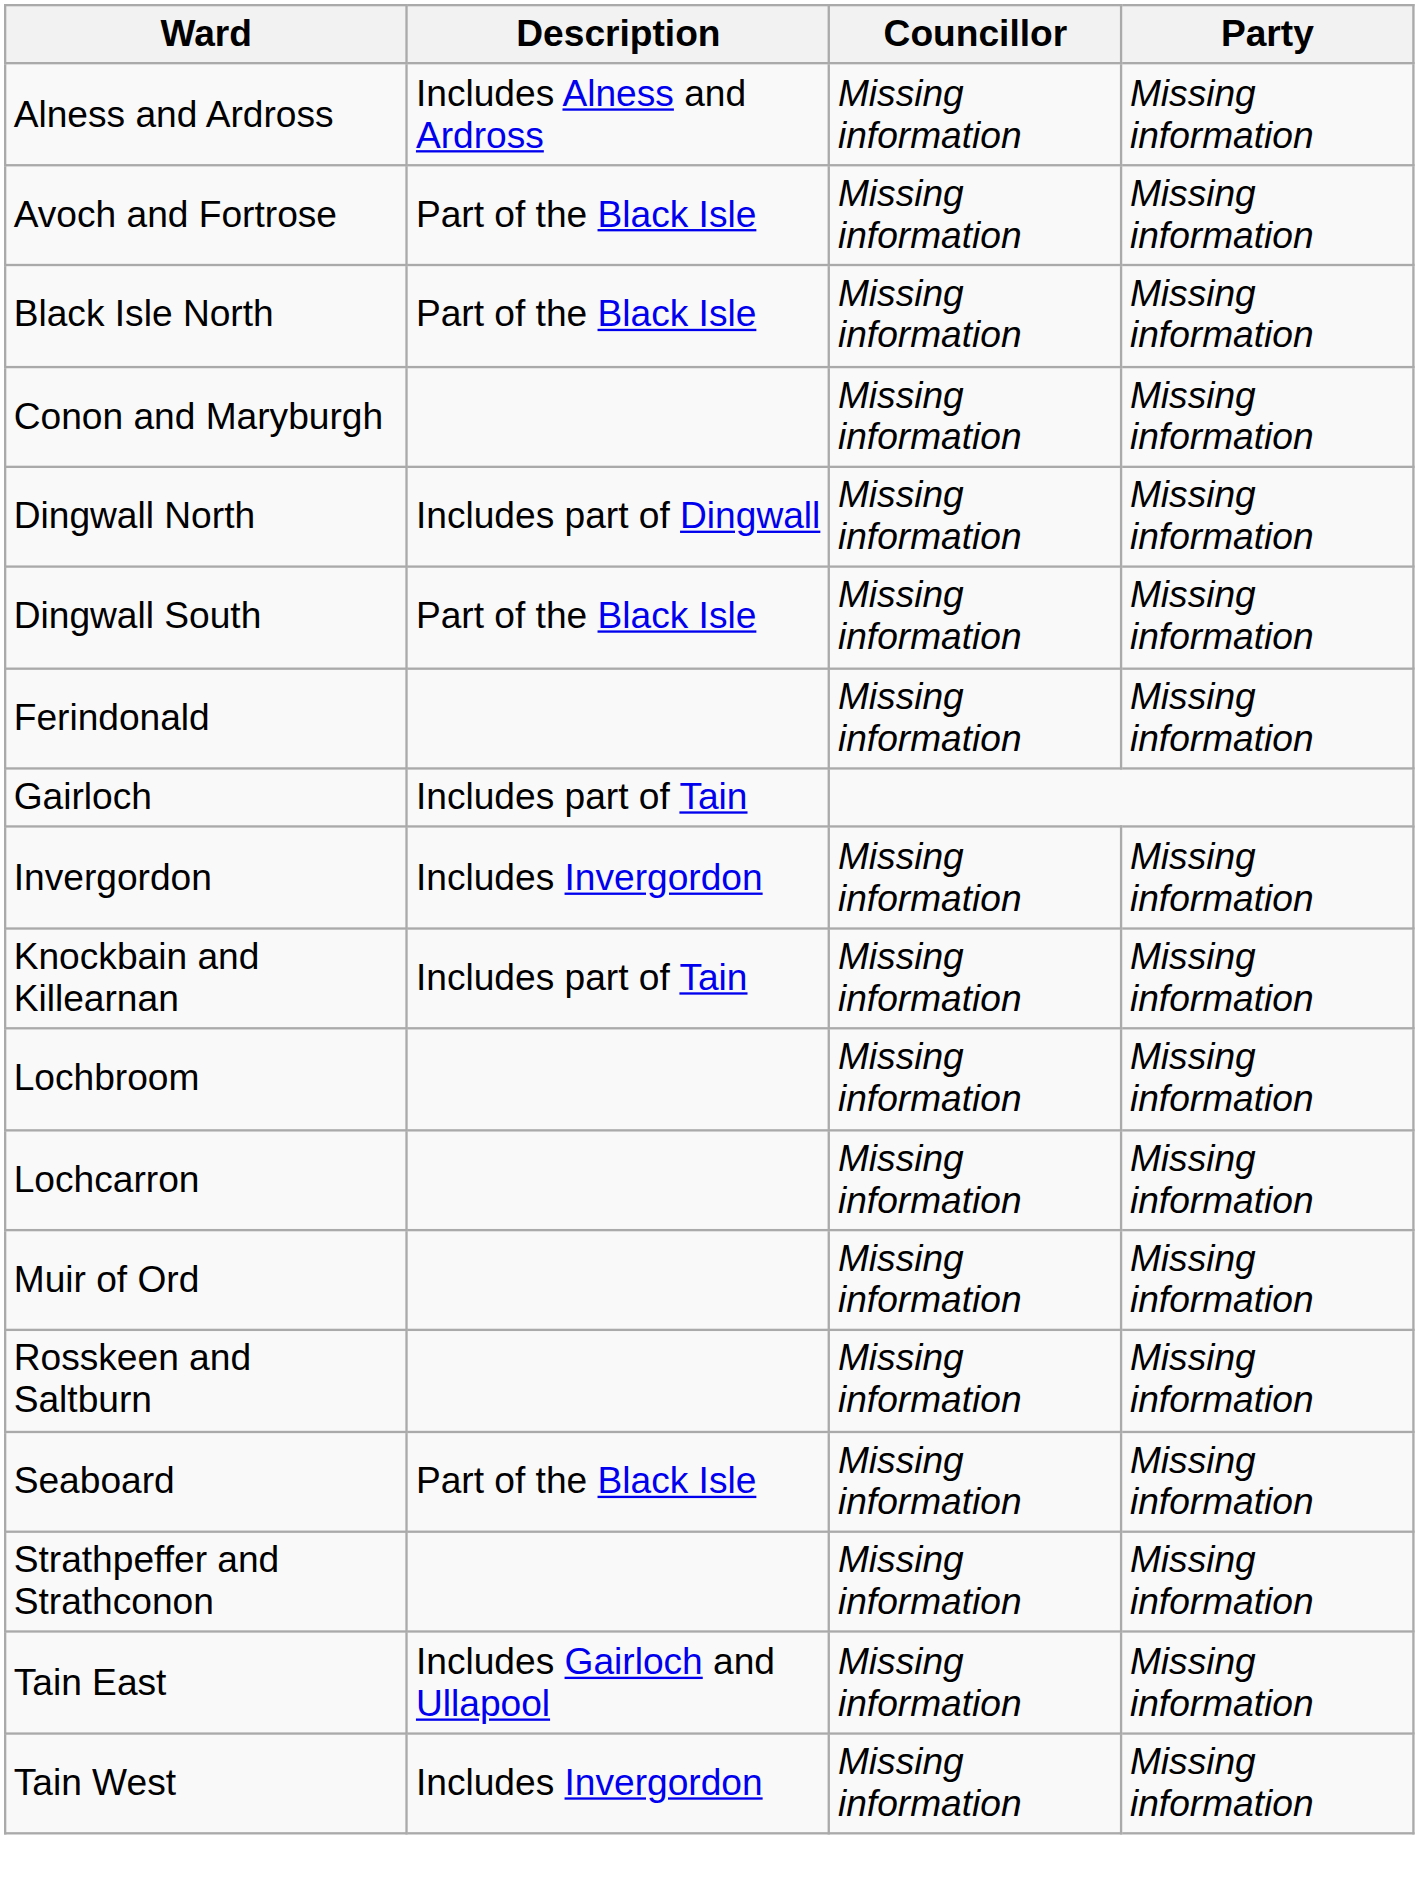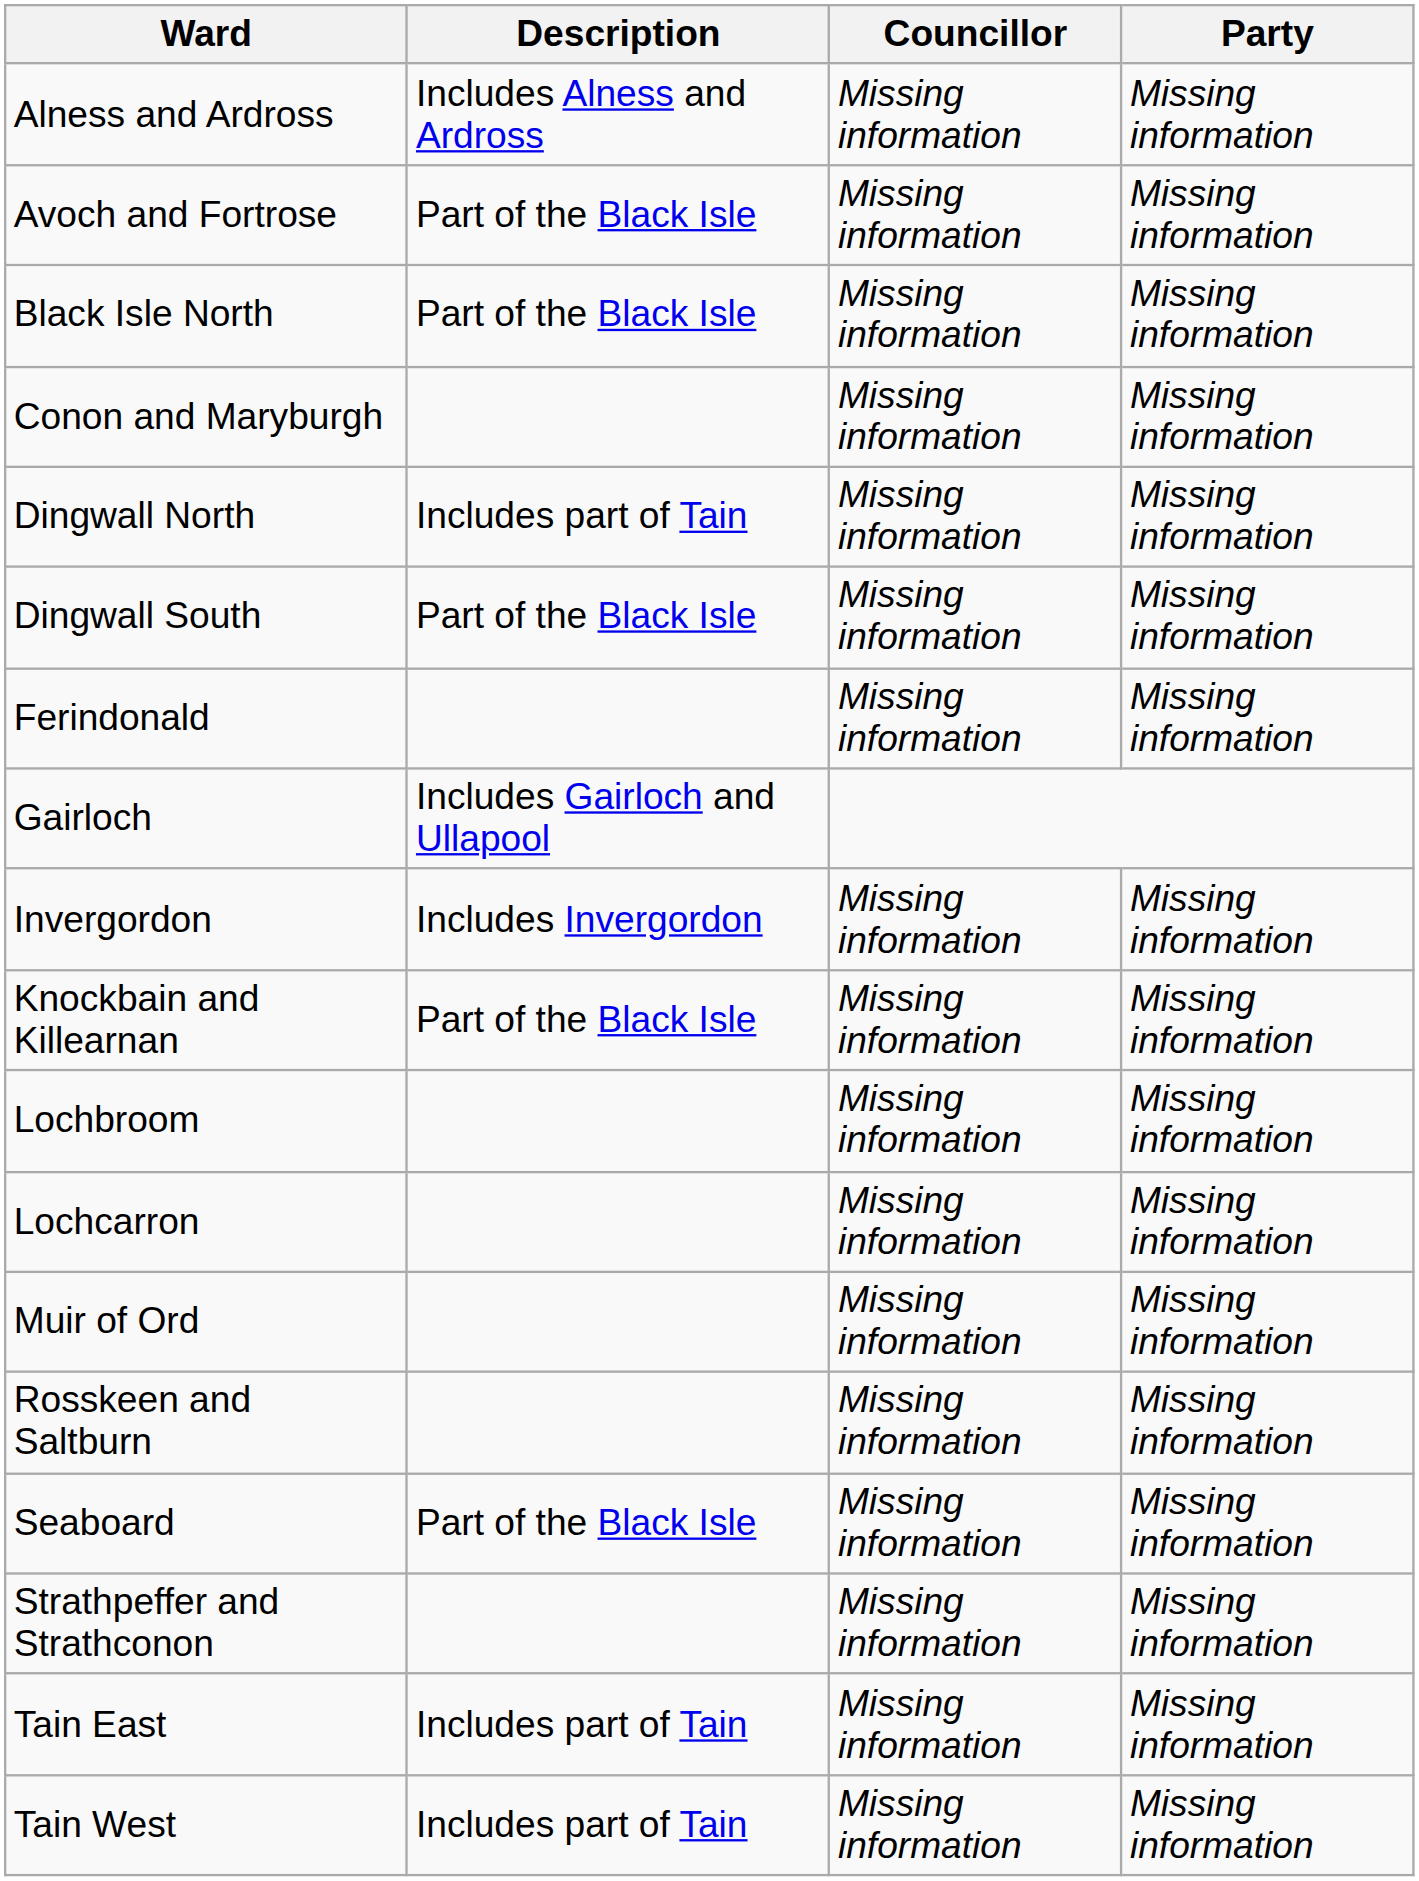(618, 516) Includes part of Dingwall -> (582, 516) Includes part of Tain
(582, 797) Includes part of Tain -> (595, 818) Includes Gairloch and Ullapool
(582, 977) Includes part of Tain -> (586, 1019) Part of the Black Isle
(595, 1682) Includes Gairloch and Ullapool -> (582, 1723) Includes part of Tain
(589, 1782) Includes Invergordon -> (582, 1824) Includes part of Tain
